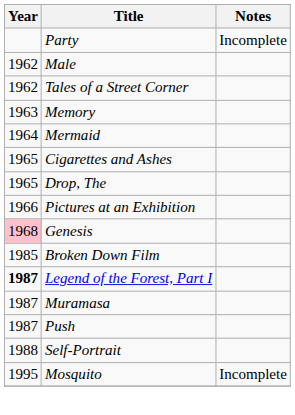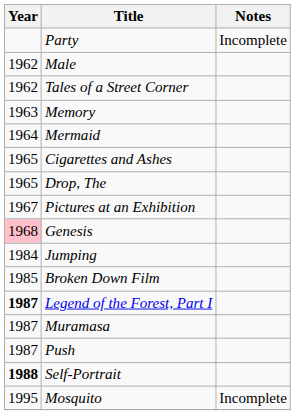(23, 207) 1966 -> (23, 207) 1967
+ row: (71, 254)
(23, 350) normal -> (23, 374) bold
